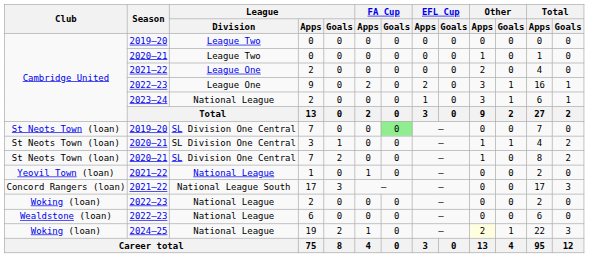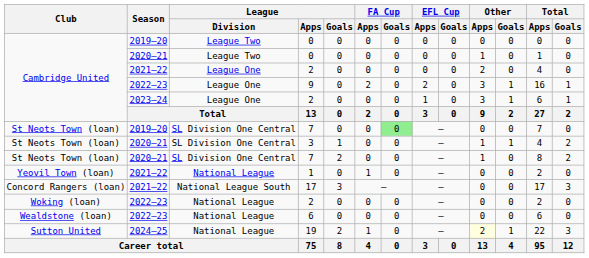(234, 99) National League -> (234, 99) League One
(66, 231) Woking (loan) -> (66, 231) Sutton United
